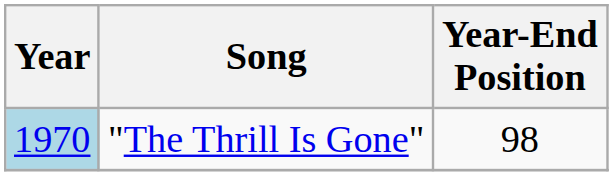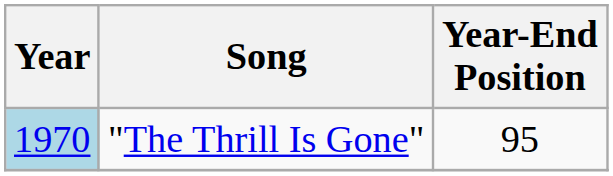(520, 138) 98 -> (520, 138) 95
